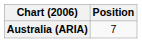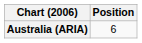(113, 29) 7 -> (113, 29) 6
